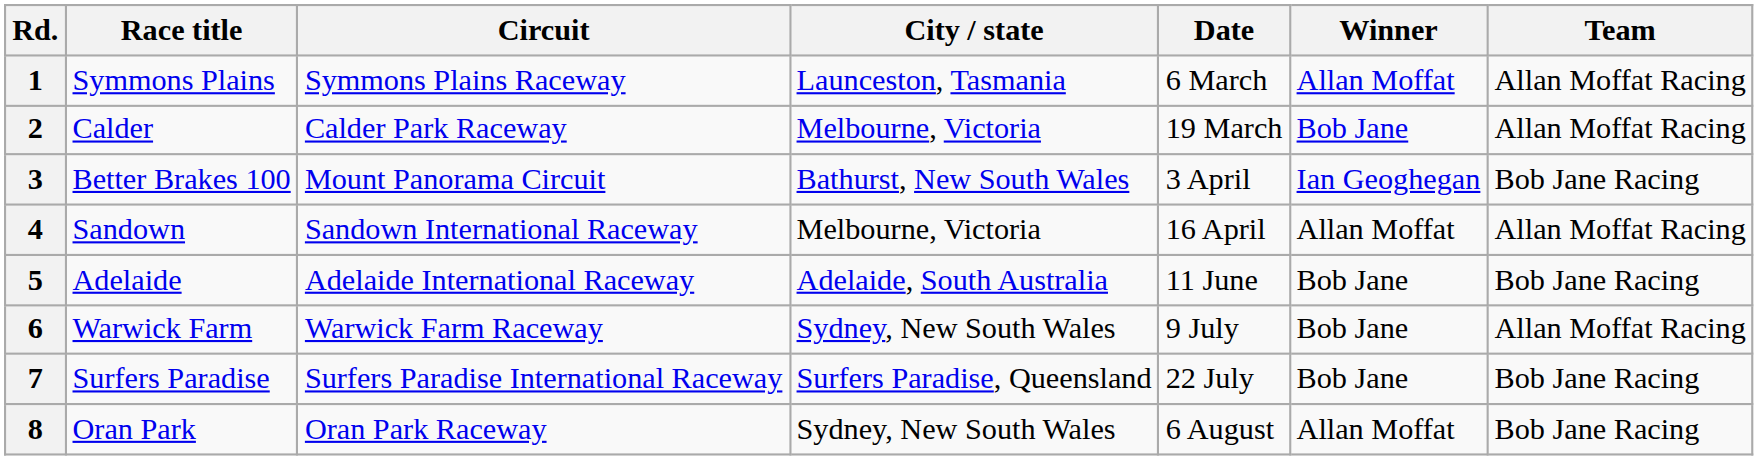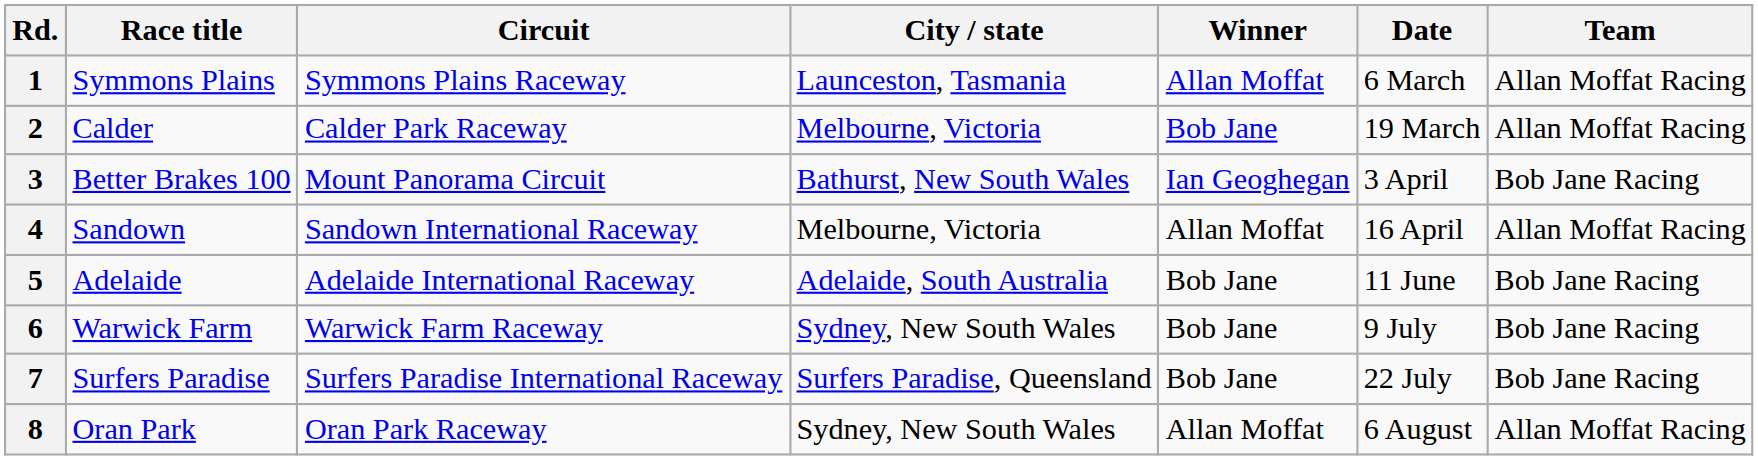columns swapped: (1224, 29) <-> (1388, 29)
(1620, 329) Allan Moffat Racing -> (1597, 329) Bob Jane Racing
(1597, 428) Bob Jane Racing -> (1620, 428) Allan Moffat Racing
